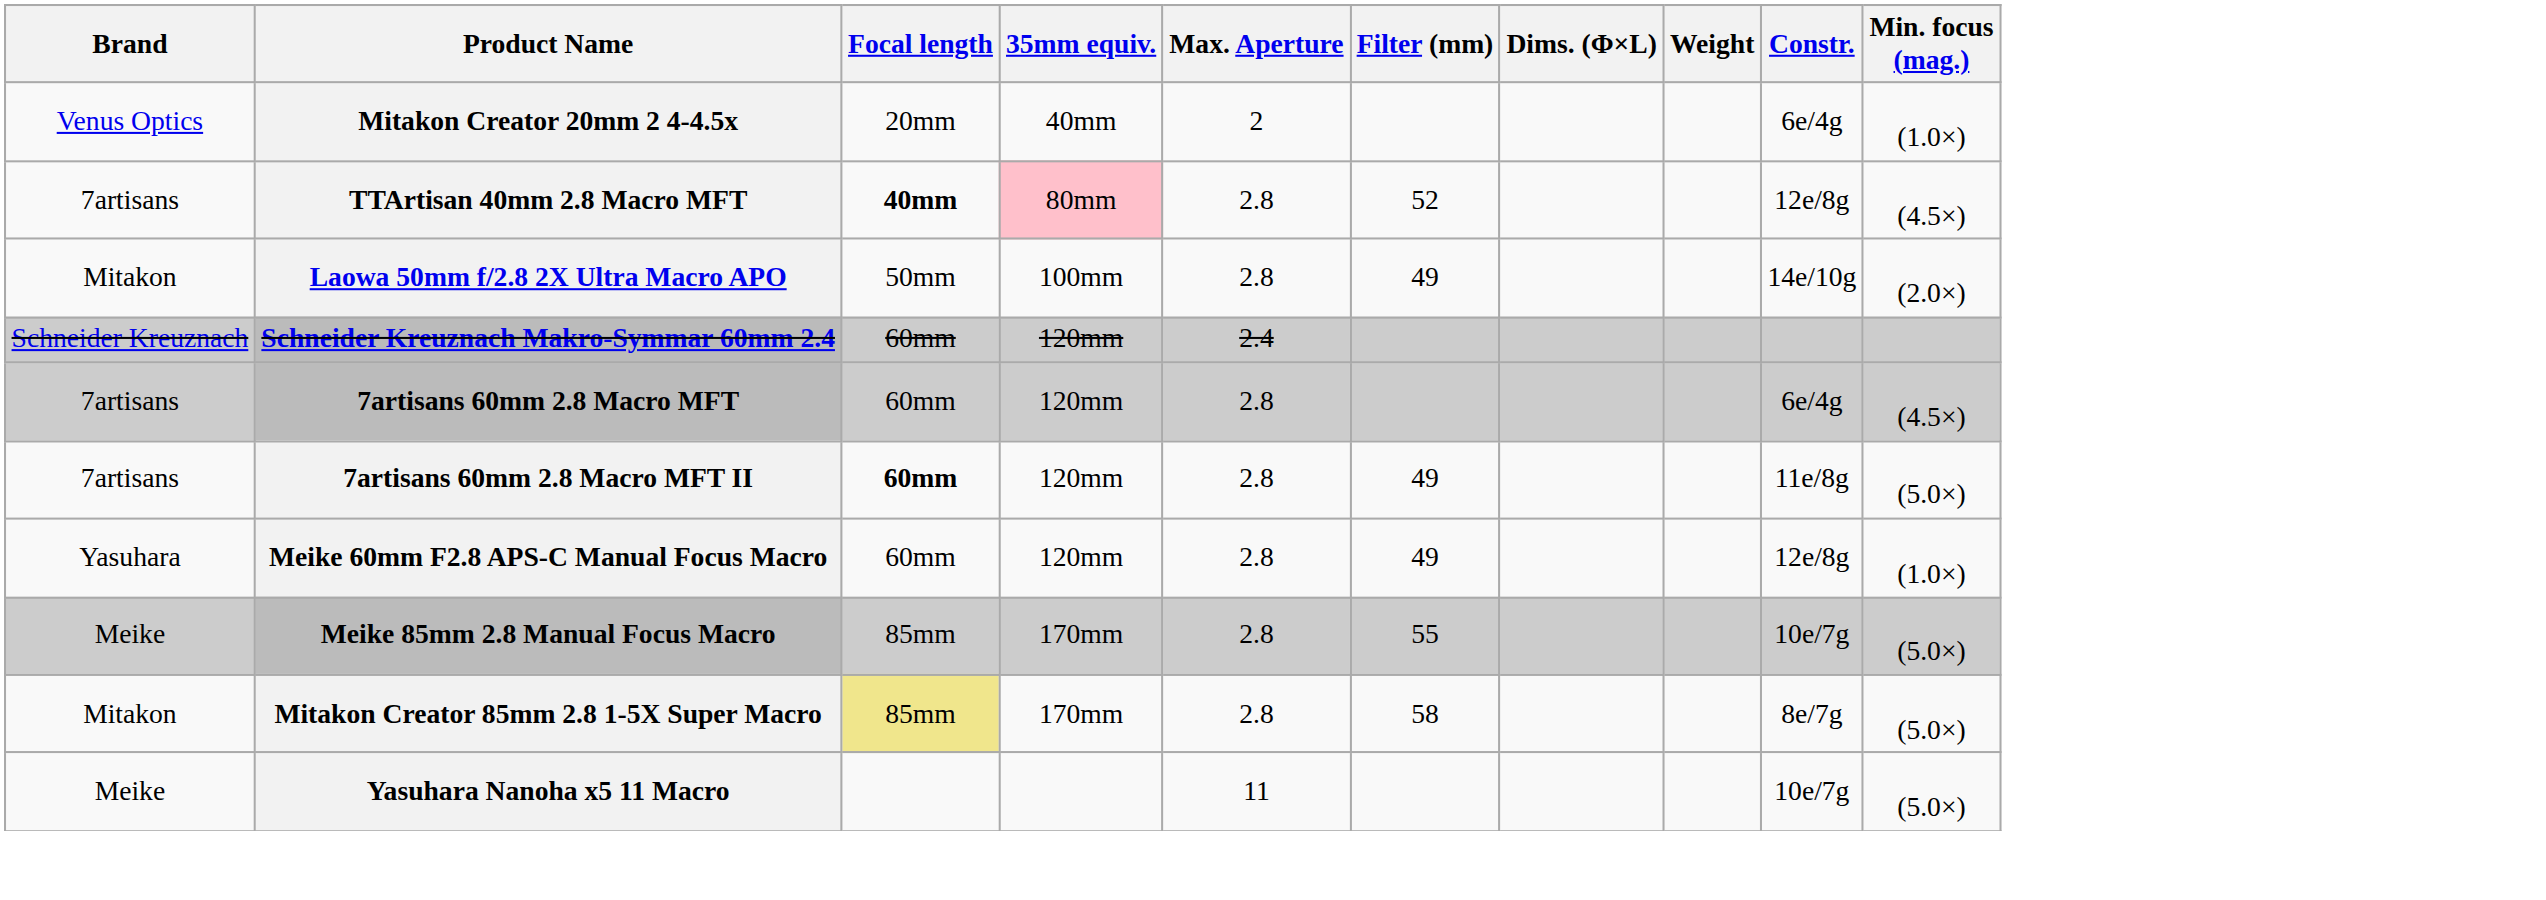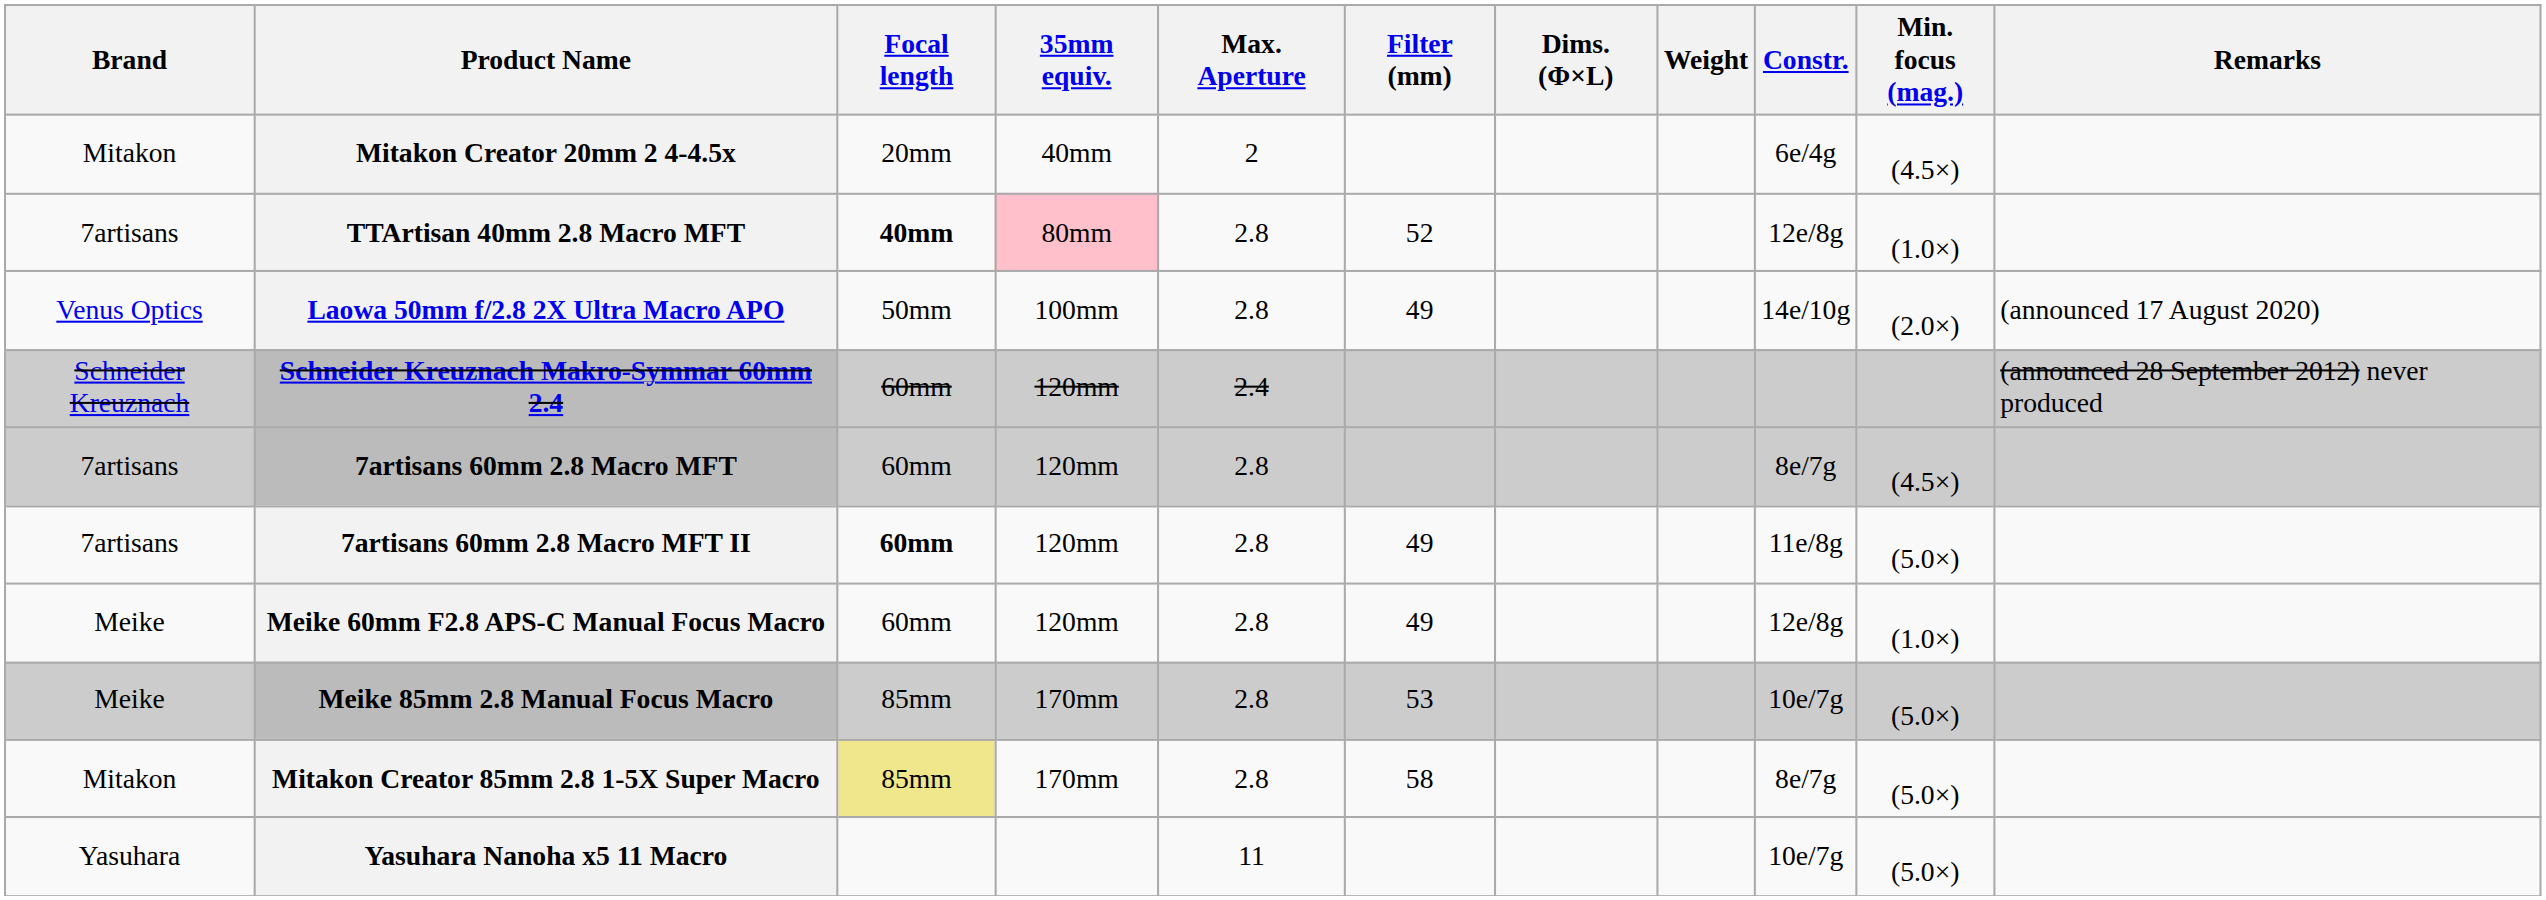+ column: (2267, 59)
(130, 121) Venus Optics -> (130, 153) Mitakon
(1931, 137) (1.0×) -> (1925, 169) (4.5×)
(1931, 215) (4.5×) -> (1925, 247) (1.0×)
(130, 277) Mitakon -> (130, 309) Venus Optics
(1812, 400) 6e/4g -> (1806, 465) 8e/7g
(130, 556) Yasuhara -> (130, 621) Meike
(1425, 634) 55 -> (1420, 699) 53
(130, 790) Meike -> (130, 855) Yasuhara
